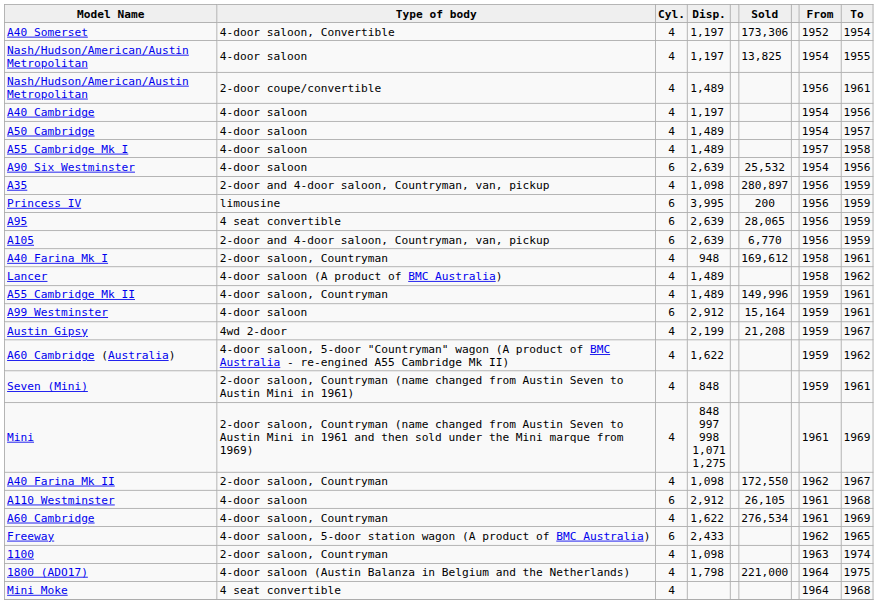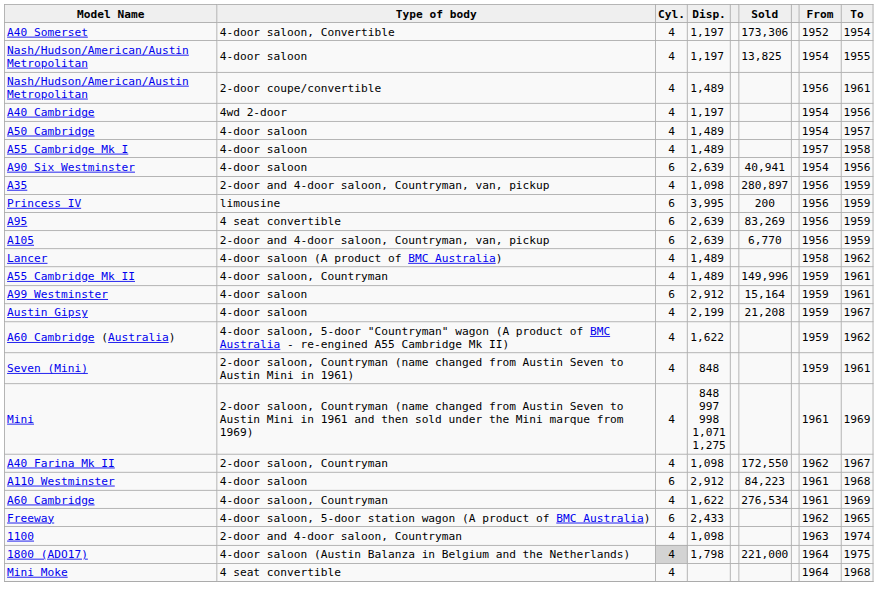(263, 112) 4-door saloon -> (253, 112) 4wd 2-door
(765, 167) 25,532 -> (765, 167) 40,941
(765, 222) 28,065 -> (765, 222) 83,269
- row: (58, 258)
(253, 331) 4wd 2-door -> (263, 313) 4-door saloon
(765, 499) 26,105 -> (765, 481) 84,223
(304, 554) 2-door saloon, Countryman -> (341, 536) 2-door and 4-door saloon, Countryman
(672, 572) no background -> (672, 554) lightgrey background
